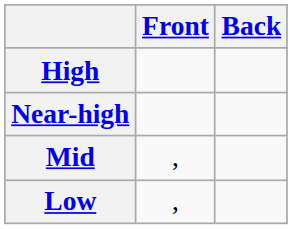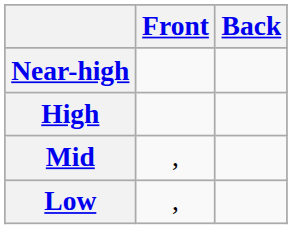rows swapped: (70, 69) <-> (70, 113)
